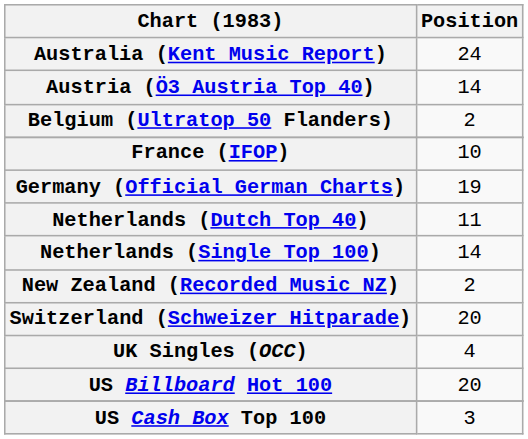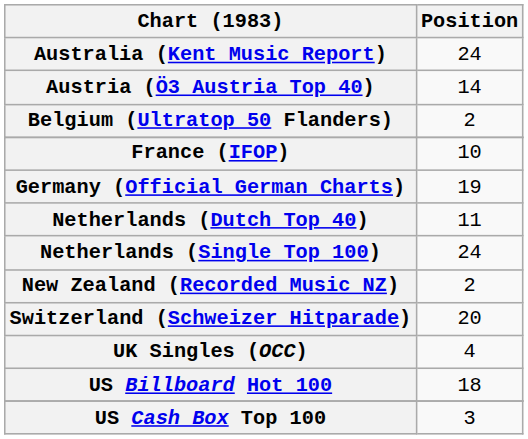(470, 253) 14 -> (470, 253) 24
(470, 385) 20 -> (470, 385) 18
